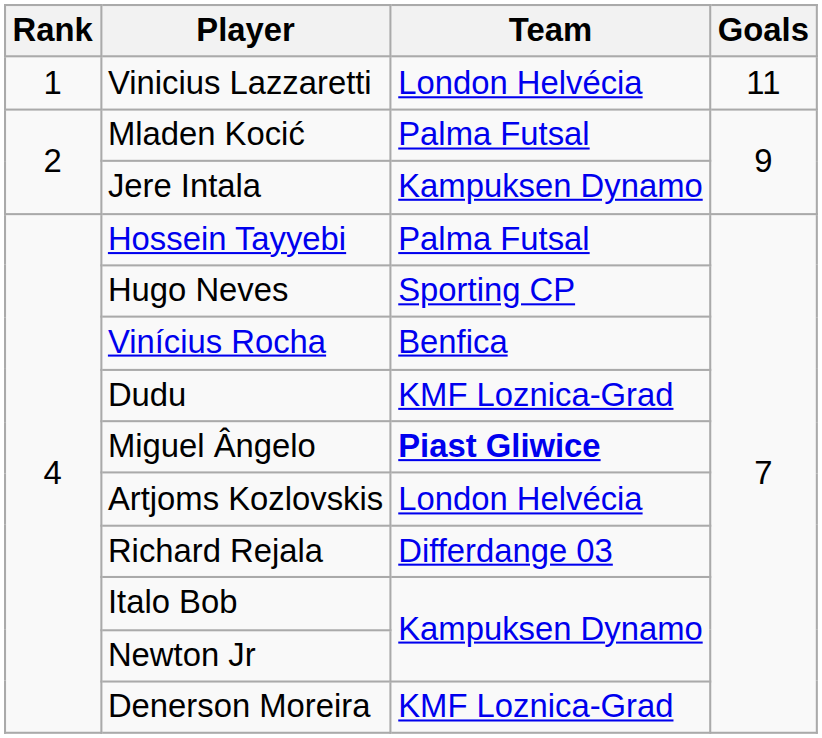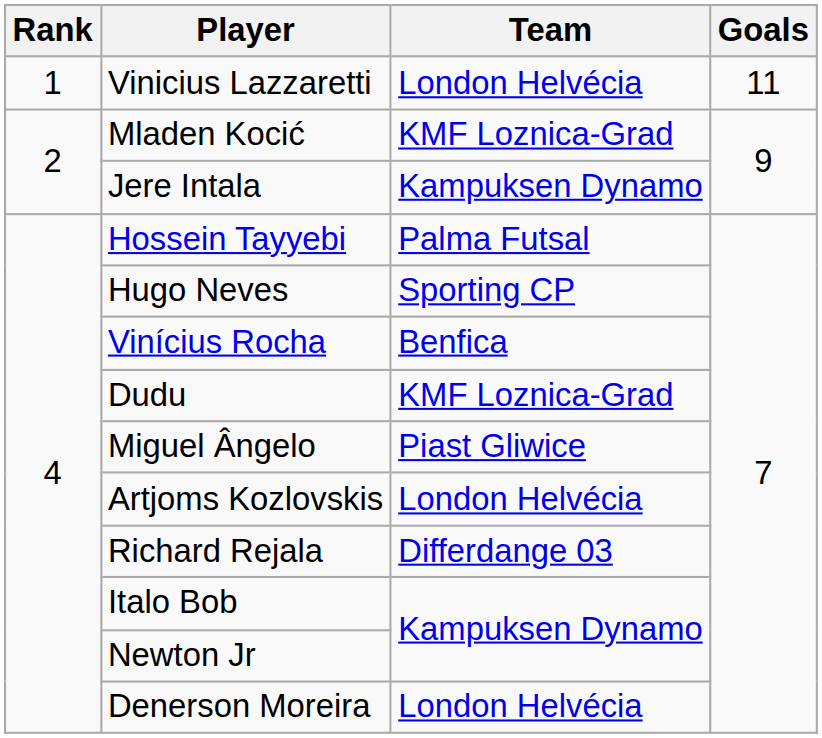(494, 134) Palma Futsal -> (536, 134) KMF Loznica-Grad
(499, 446) bold -> (492, 446) normal
(536, 706) KMF Loznica-Grad -> (520, 706) London Helvécia
